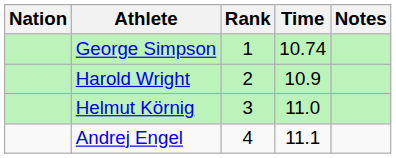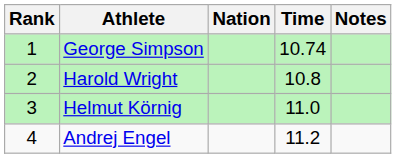columns swapped: (248, 19) <-> (38, 19)
(303, 78) 10.9 -> (303, 78) 10.8
(303, 138) 11.1 -> (303, 138) 11.2
